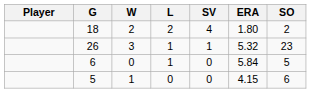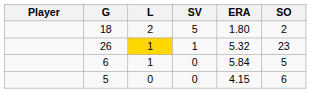- column: (132, 12)
(209, 29) 4 -> (195, 29) 5
(170, 46) no background -> (150, 46) gold background
